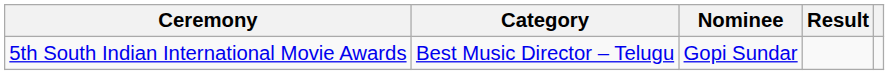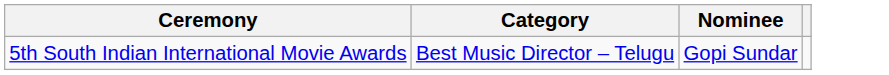- column: (838, 20)
